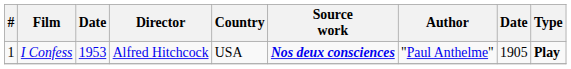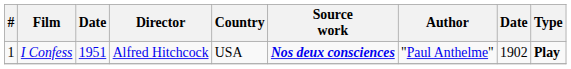(93, 52) 1953 -> (93, 52) 1951
(514, 52) 1905 -> (514, 52) 1902
